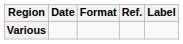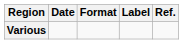columns swapped: (161, 13) <-> (132, 13)
